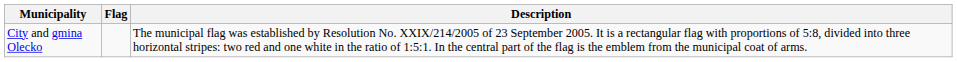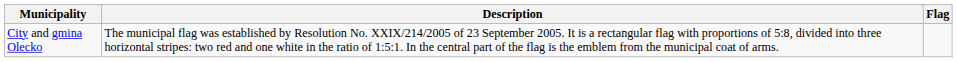columns swapped: (116, 14) <-> (541, 14)
